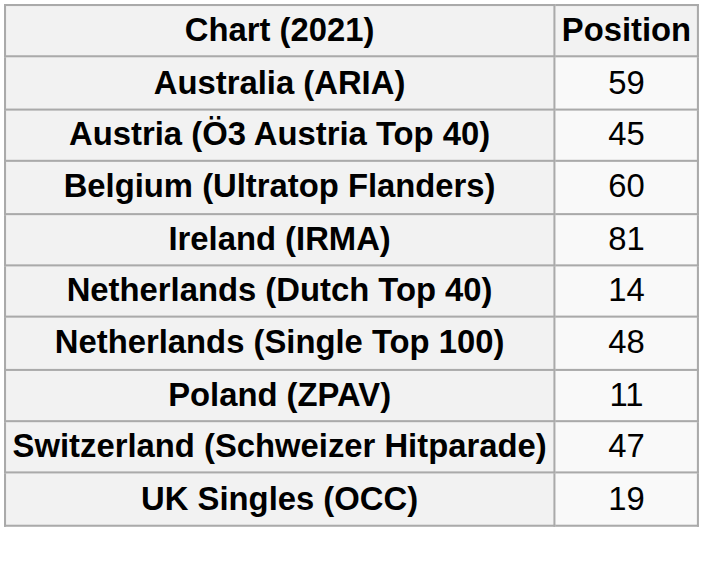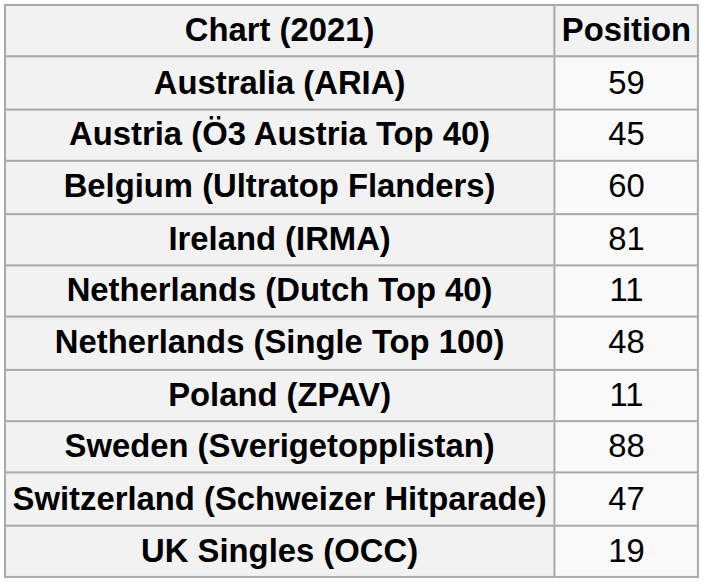(626, 290) 14 -> (626, 290) 11
+ row: (280, 446)
